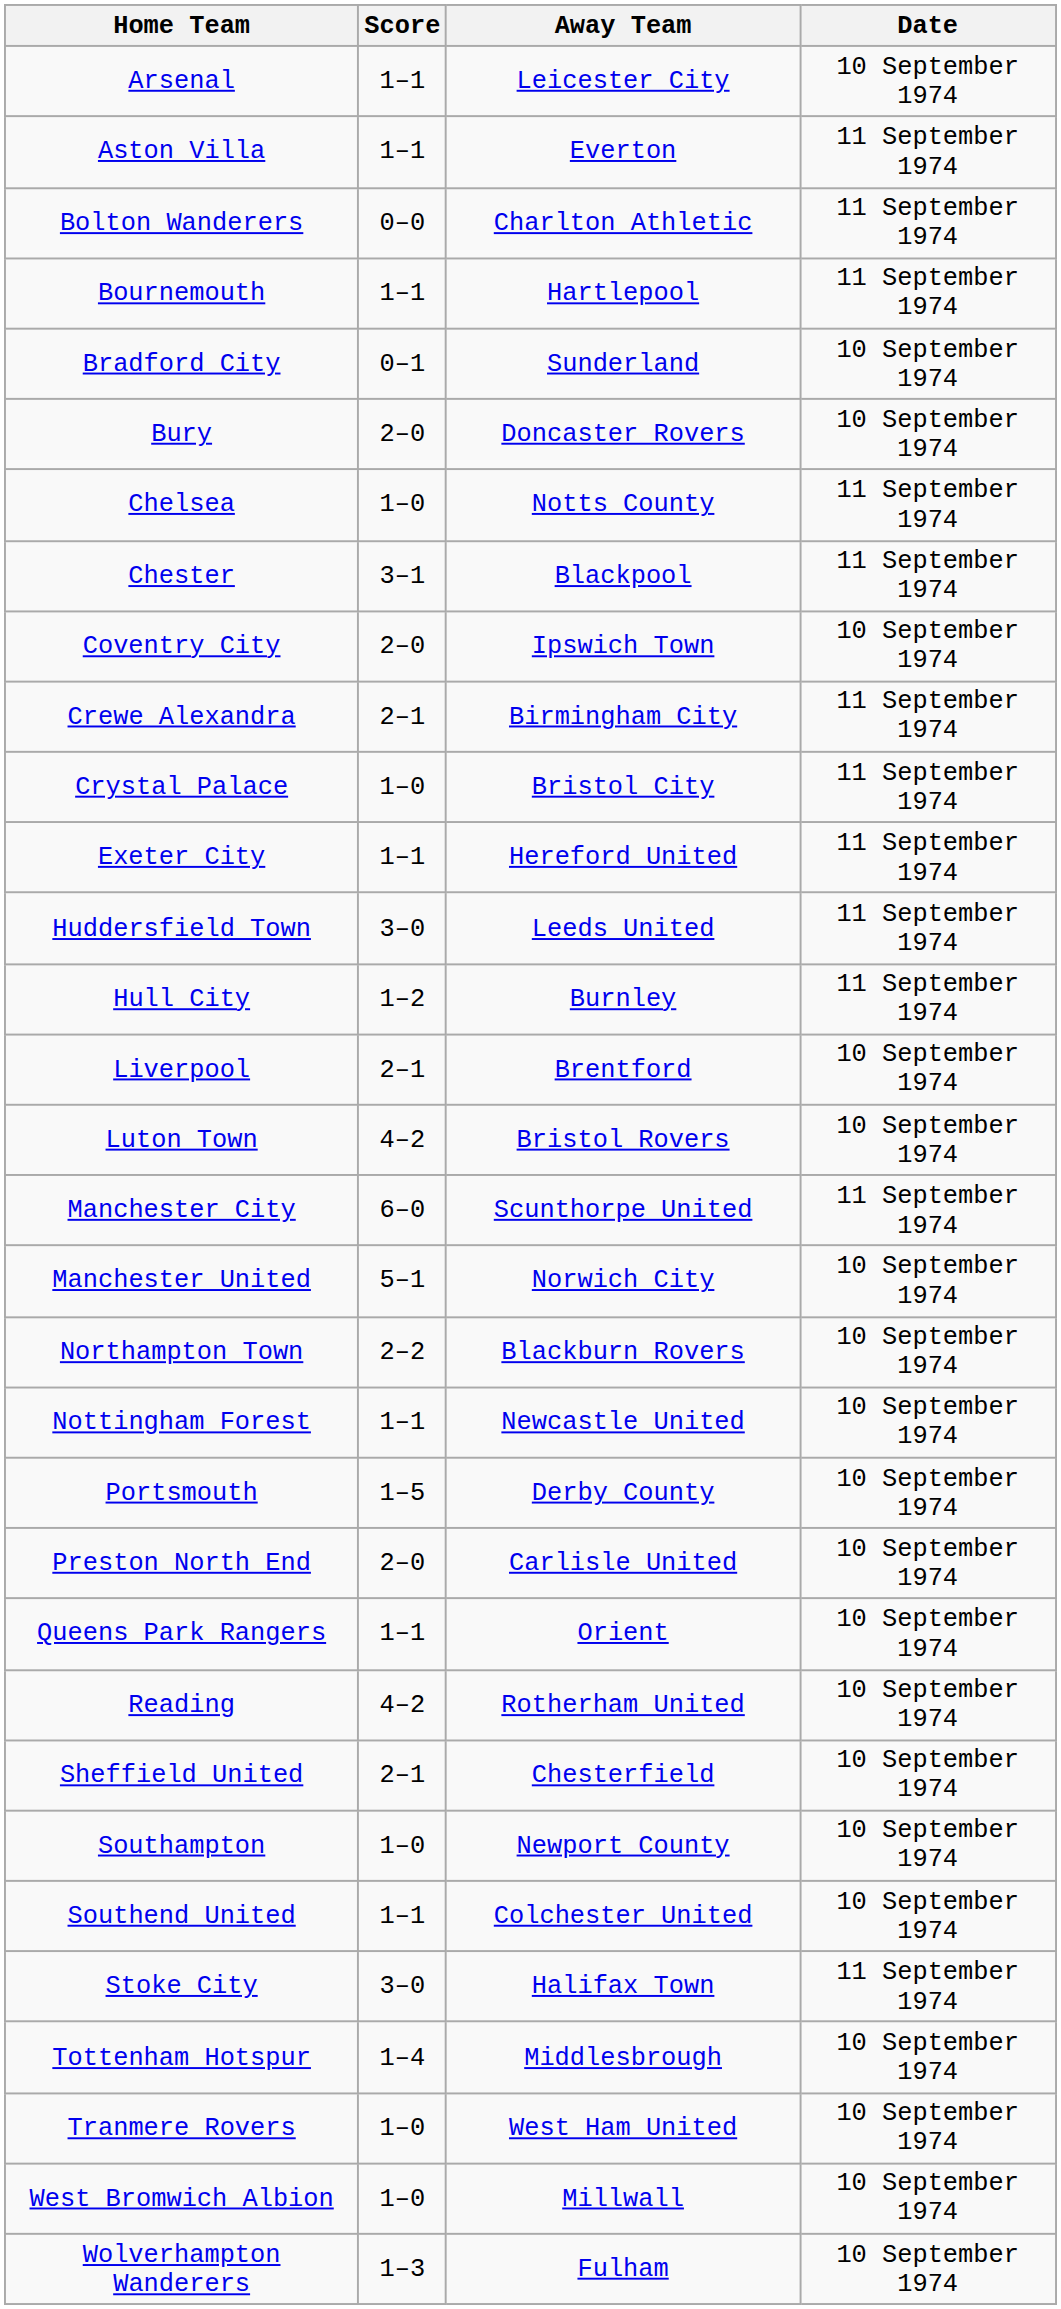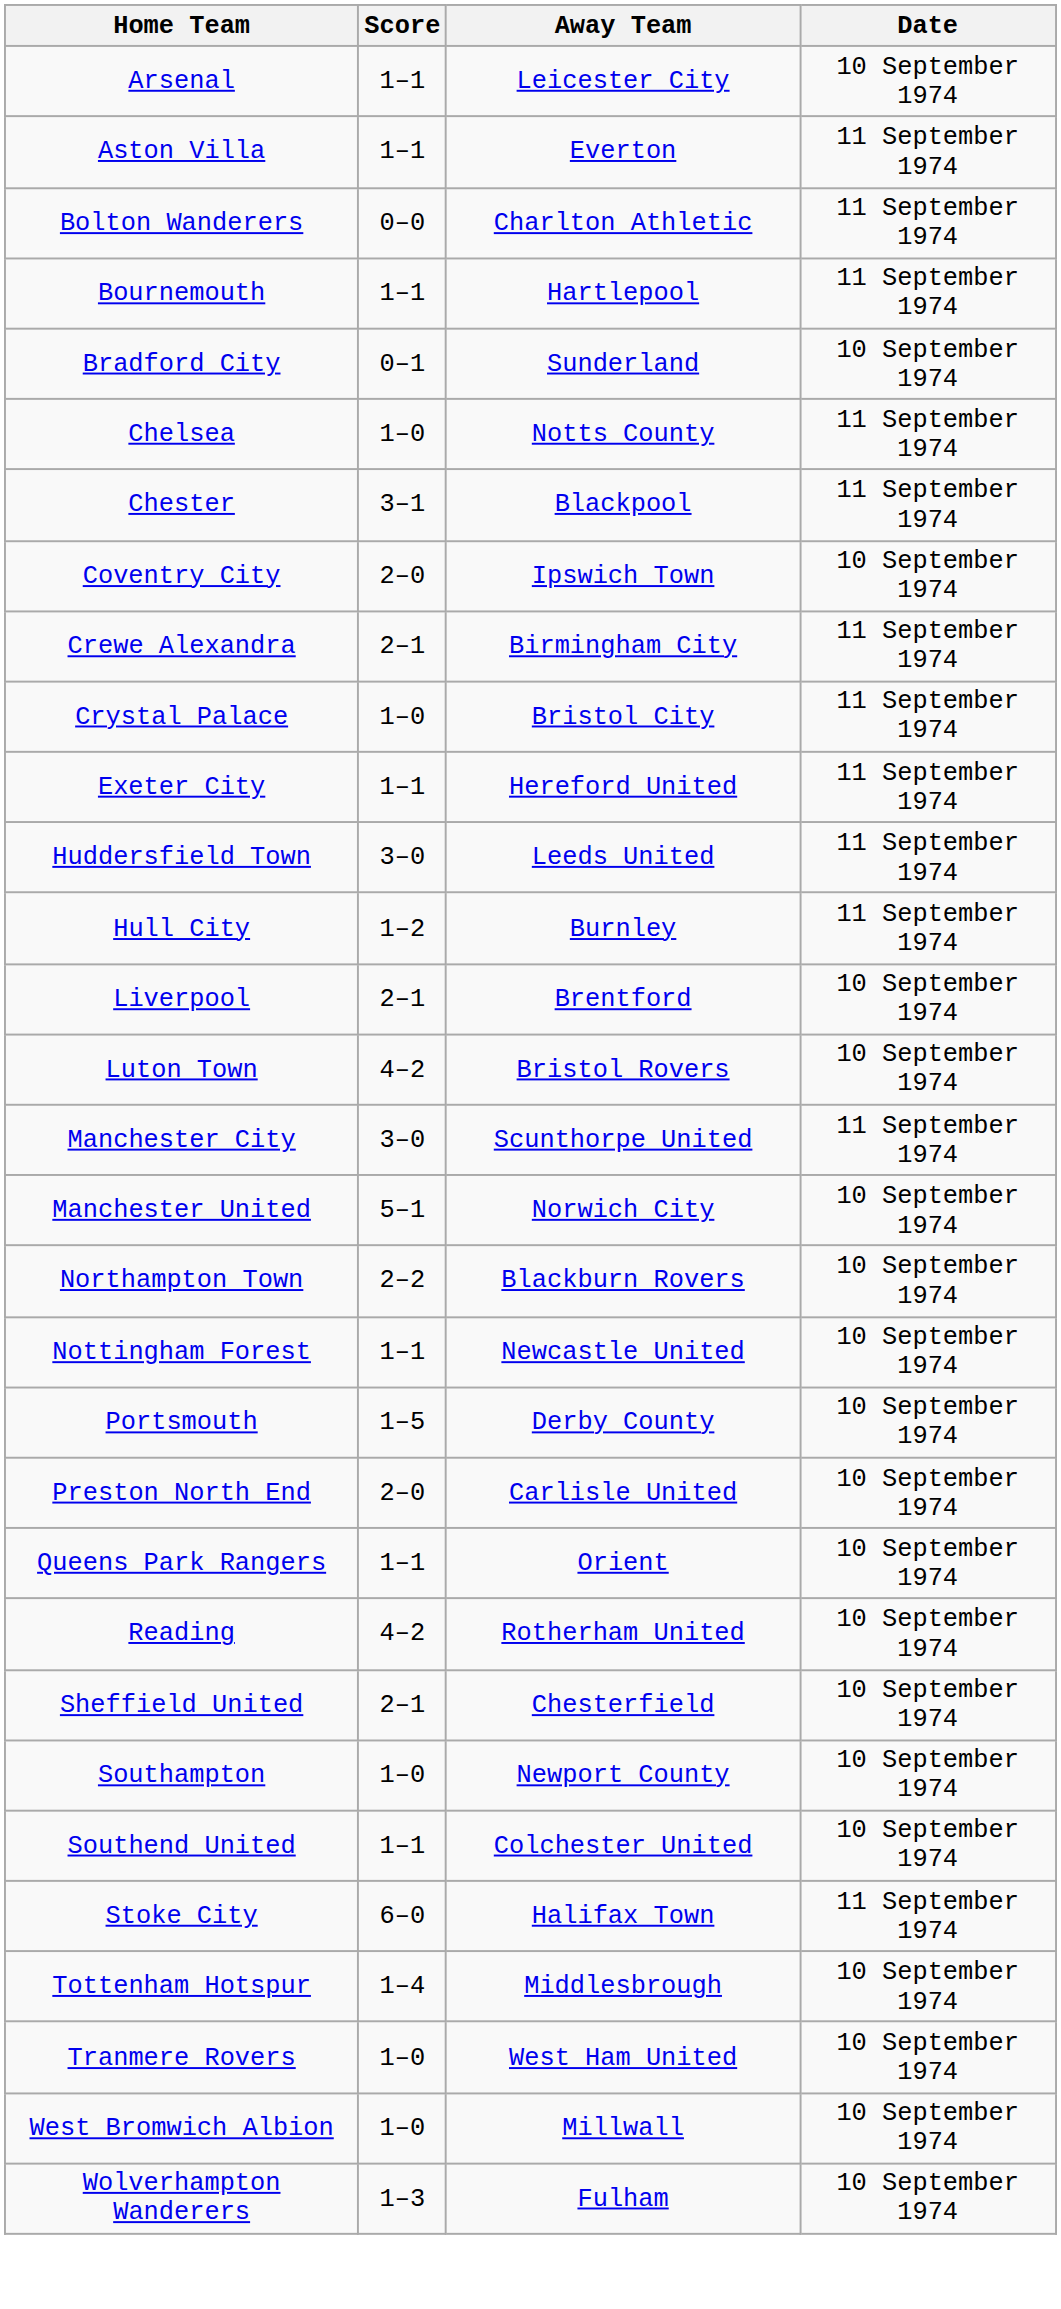- row: (182, 434)
(402, 1211) 6–0 -> (402, 1140) 3–0
(402, 1987) 3–0 -> (402, 1916) 6–0
